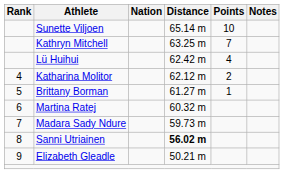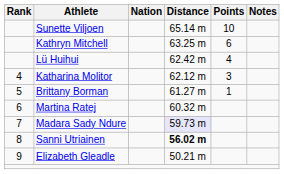(229, 44) 7 -> (229, 44) 6
(229, 76) 2 -> (229, 76) 3
(188, 124) no background -> (188, 124) lavender background
